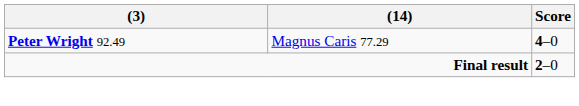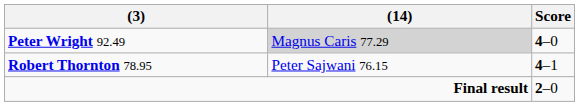(330, 40) no background -> (330, 40) lightgrey background
+ row: (80, 64)
